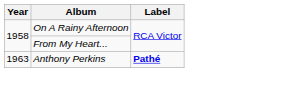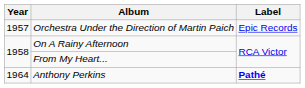+ row: (134, 28)
(18, 59) 1963 -> (18, 75) 1964
